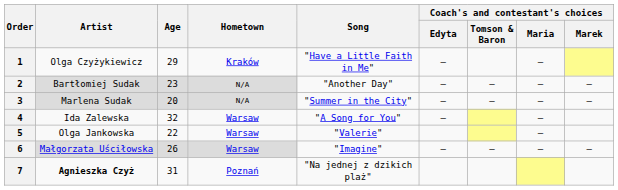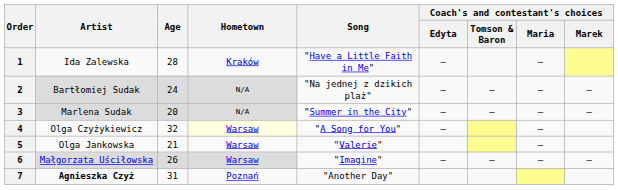(96, 62) Olga Czyżykiewicz -> (96, 62) Ida Zalewska
(173, 62) 29 -> (173, 62) 28
(173, 84) 23 -> (173, 90) 24
(358, 84) "Another Day" -> (358, 90) "Na jednej z dzikich plaż"
(96, 117) Ida Zalewska -> (96, 128) Olga Czyżykiewicz
(242, 117) no background -> (242, 128) lightyellow background
(173, 133) 22 -> (173, 144) 21
(358, 171) "Na jednej z dzikich plaż" -> (358, 176) "Another Day"
